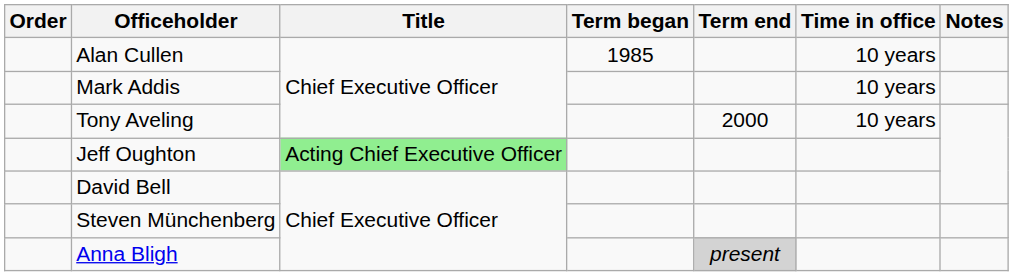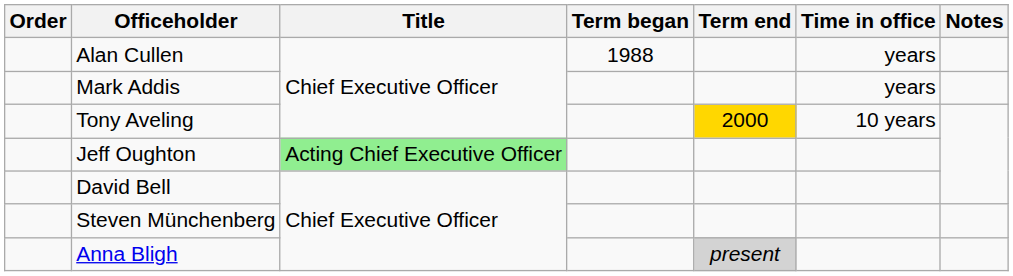(630, 54) 1985 -> (630, 54) 1988
(896, 54) 10 years -> (910, 54) years
(896, 87) 10 years -> (910, 87) years
(745, 120) no background -> (745, 120) gold background
